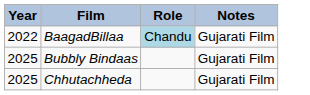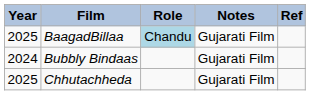+ column: (292, 15)
(23, 37) 2022 -> (23, 37) 2025
(23, 58) 2025 -> (23, 58) 2024
